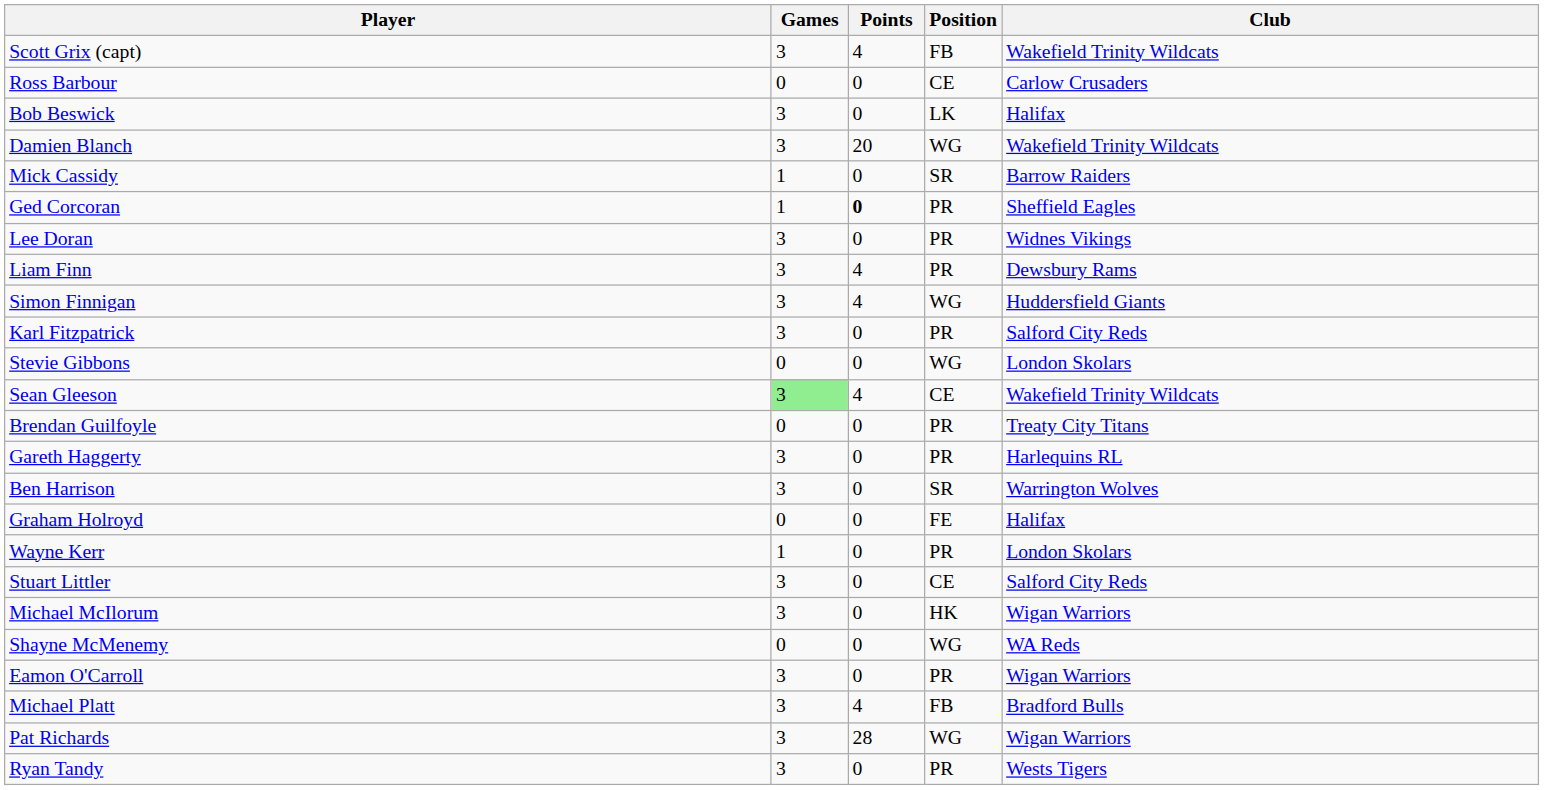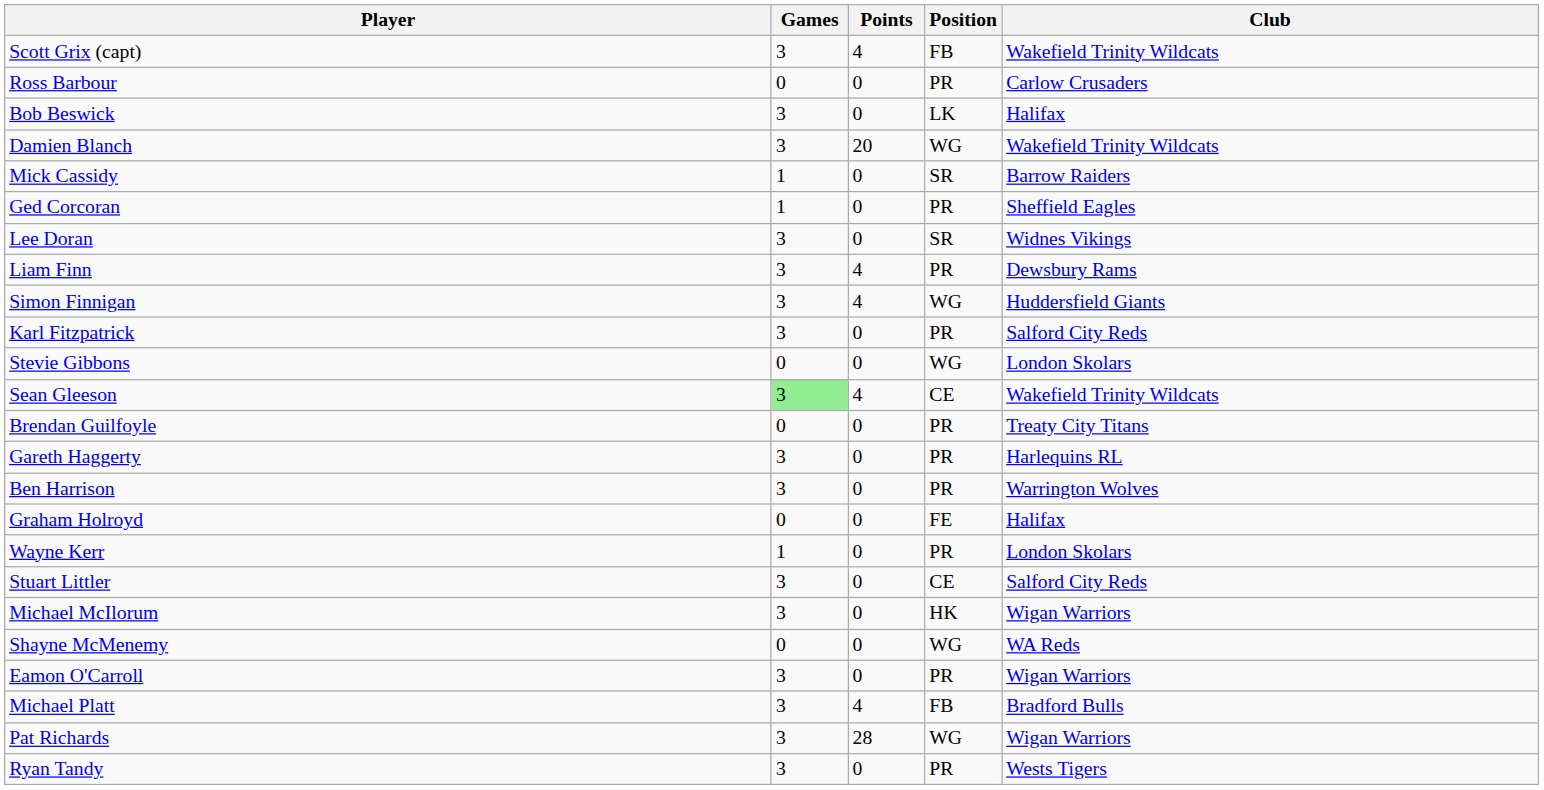(942, 82) CE -> (941, 82) PR
(858, 207) bold -> (858, 207) normal
(941, 238) PR -> (941, 238) SR
(941, 488) SR -> (941, 488) PR
